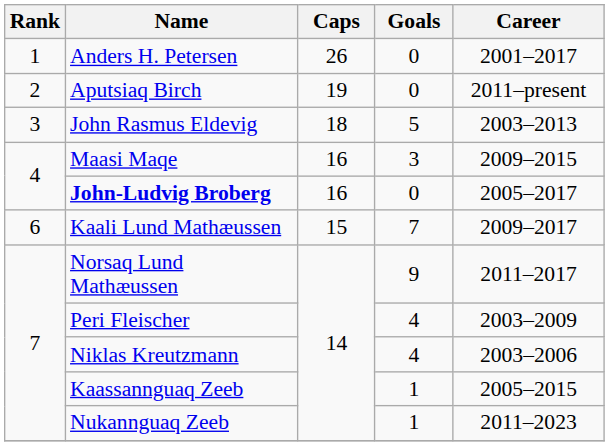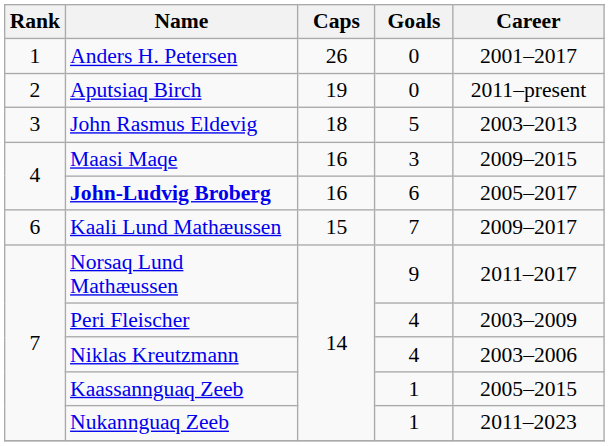(414, 192) 0 -> (414, 192) 6
